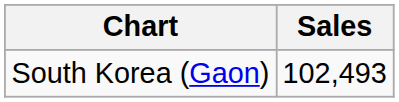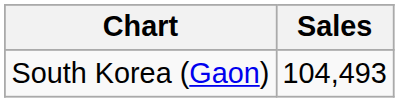(335, 73) 102,493 -> (335, 73) 104,493
